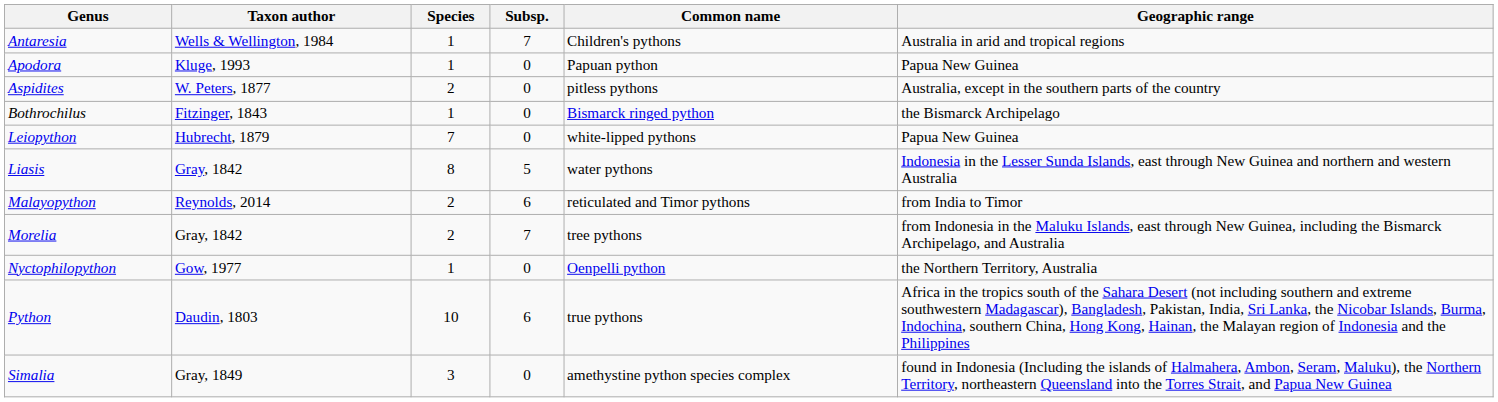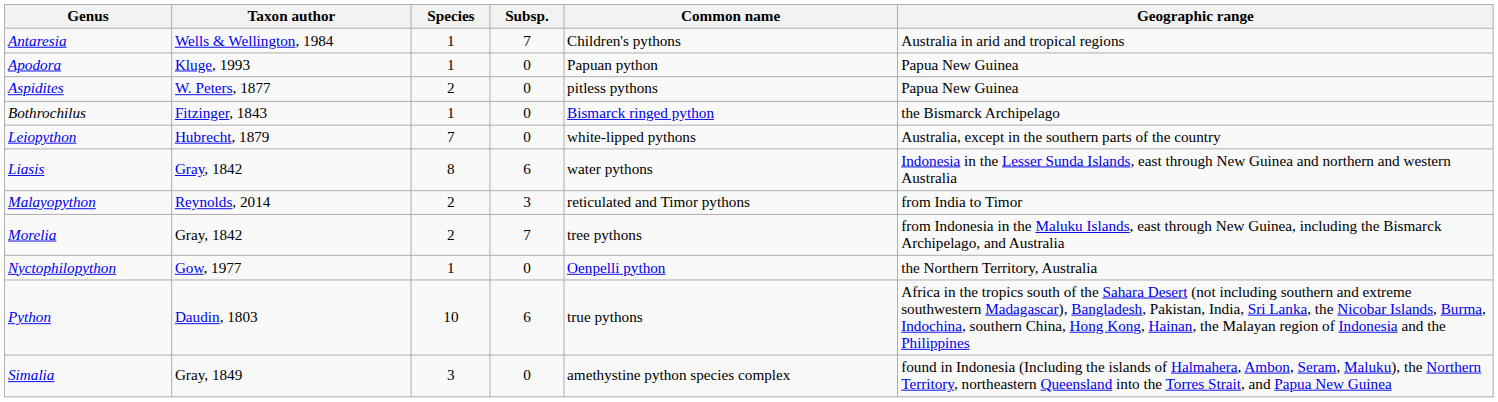(1061, 88) Australia, except in the southern parts of the country -> (960, 88) Papua New Guinea
(960, 137) Papua New Guinea -> (1061, 137) Australia, except in the southern parts of the country
(527, 169) 5 -> (527, 169) 6
(527, 202) 6 -> (527, 202) 3
